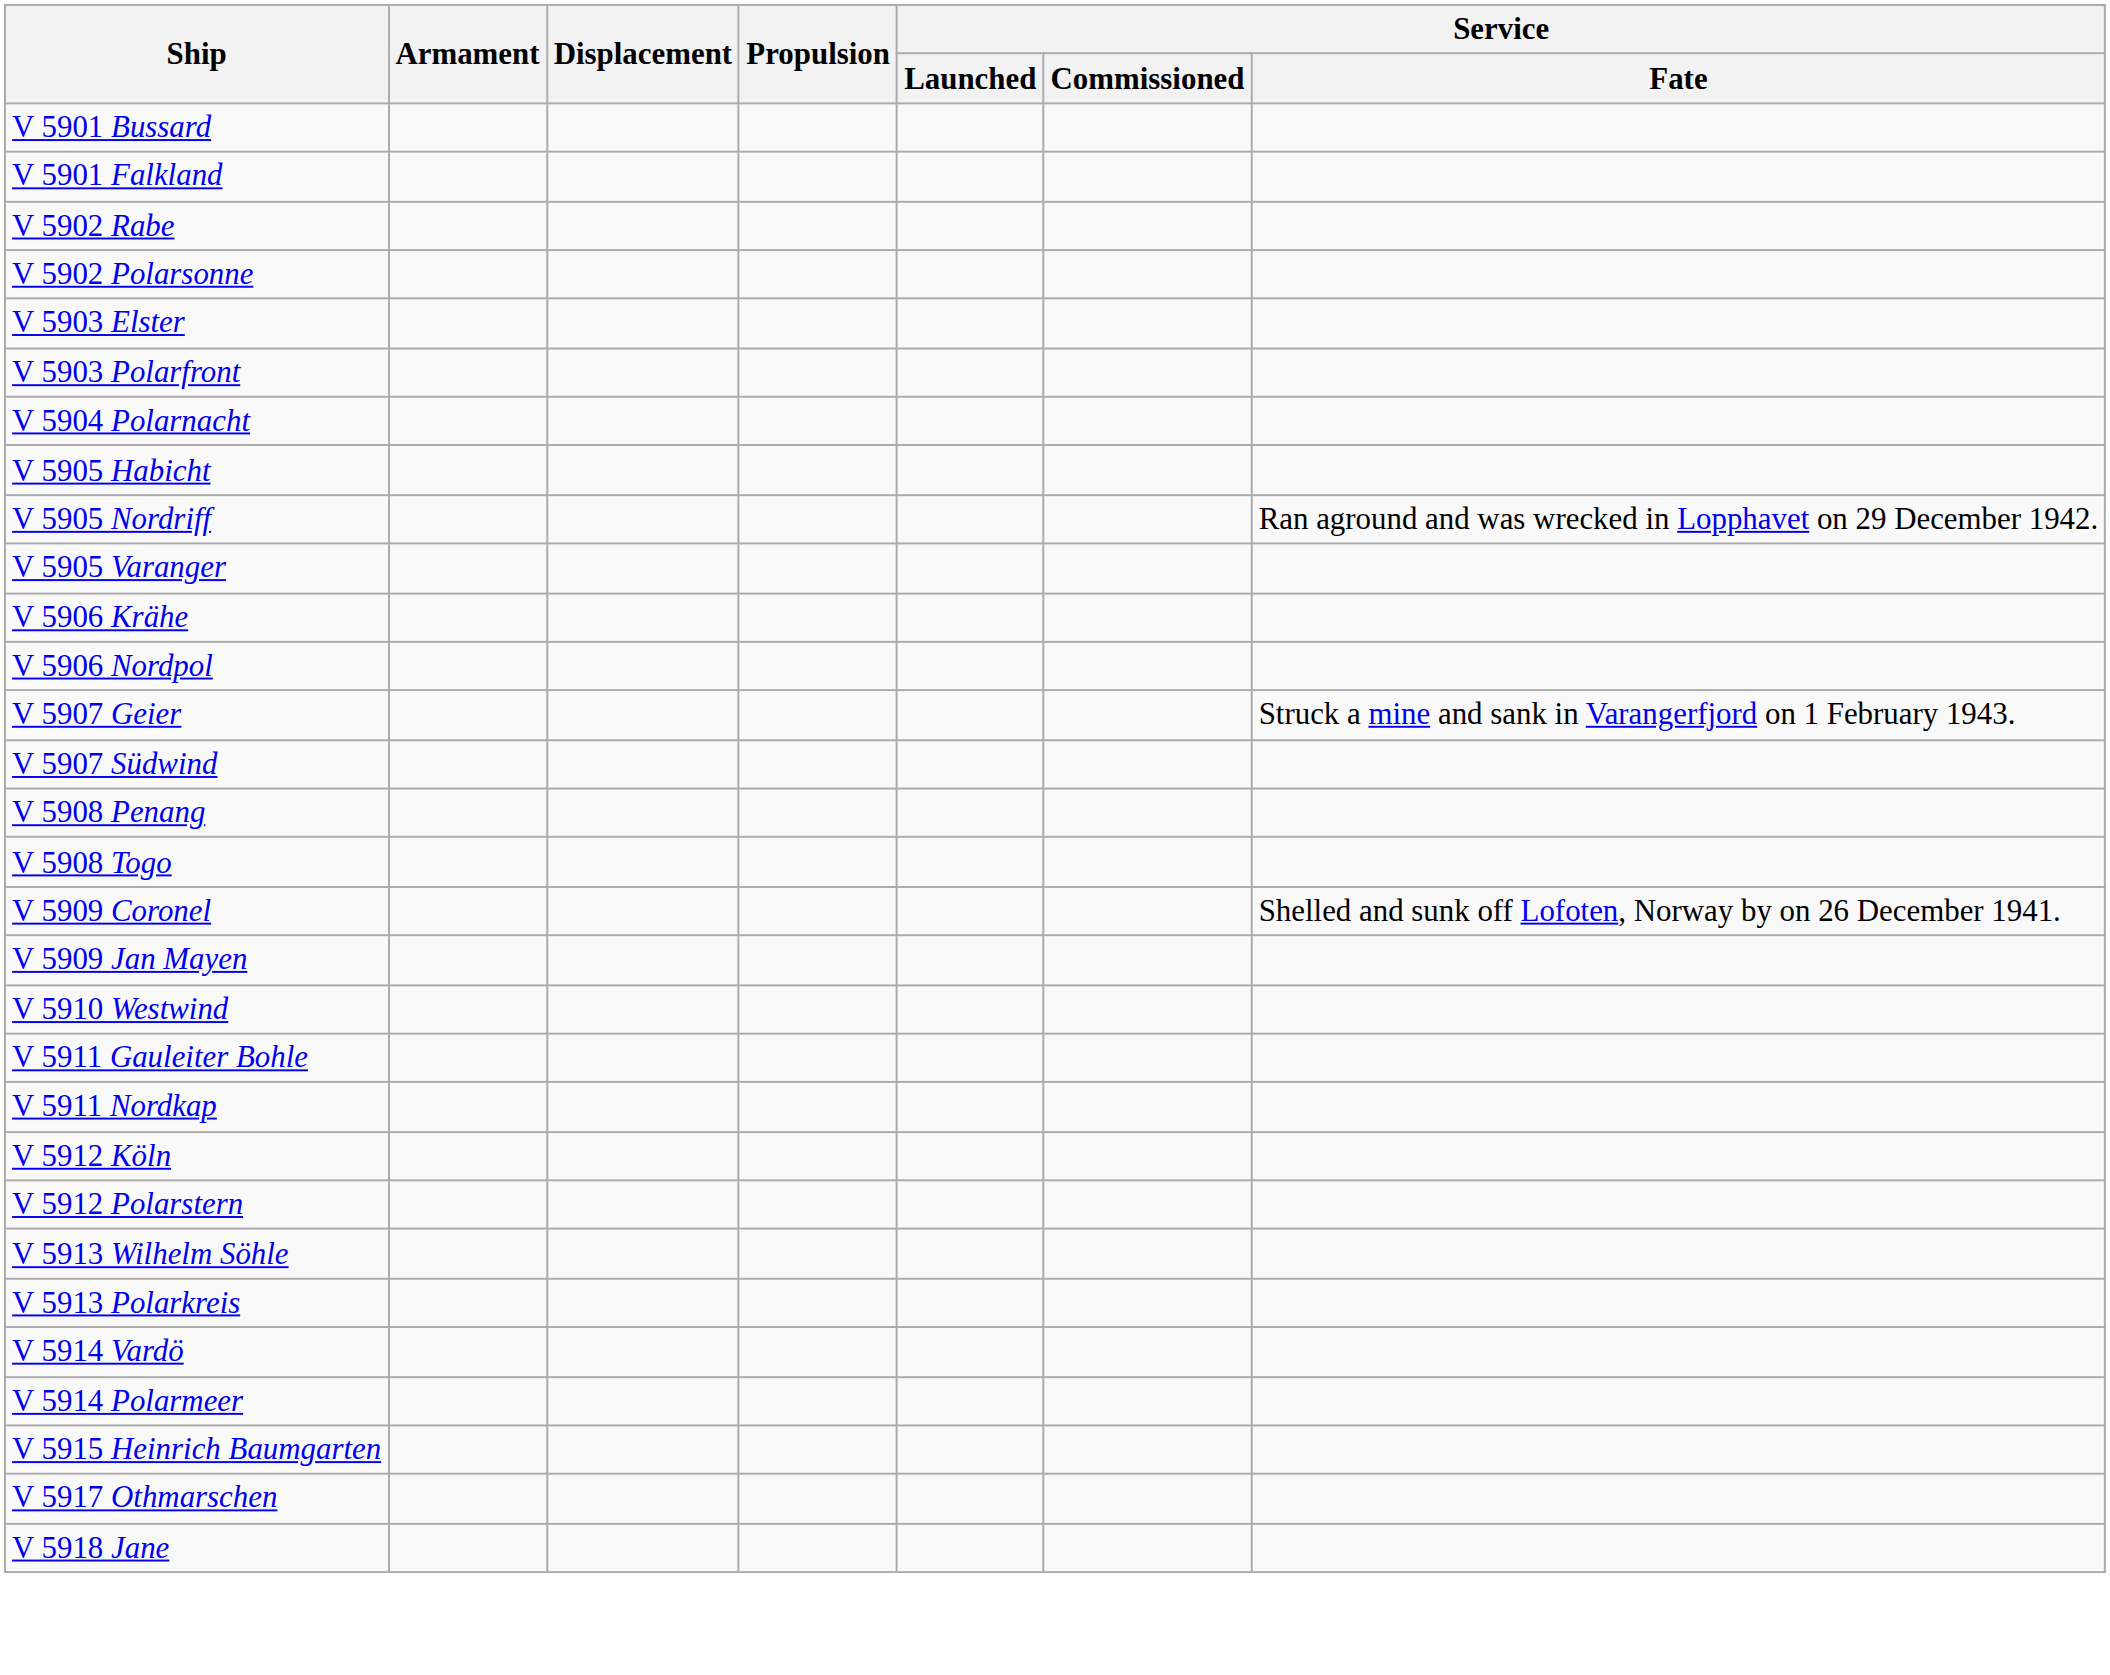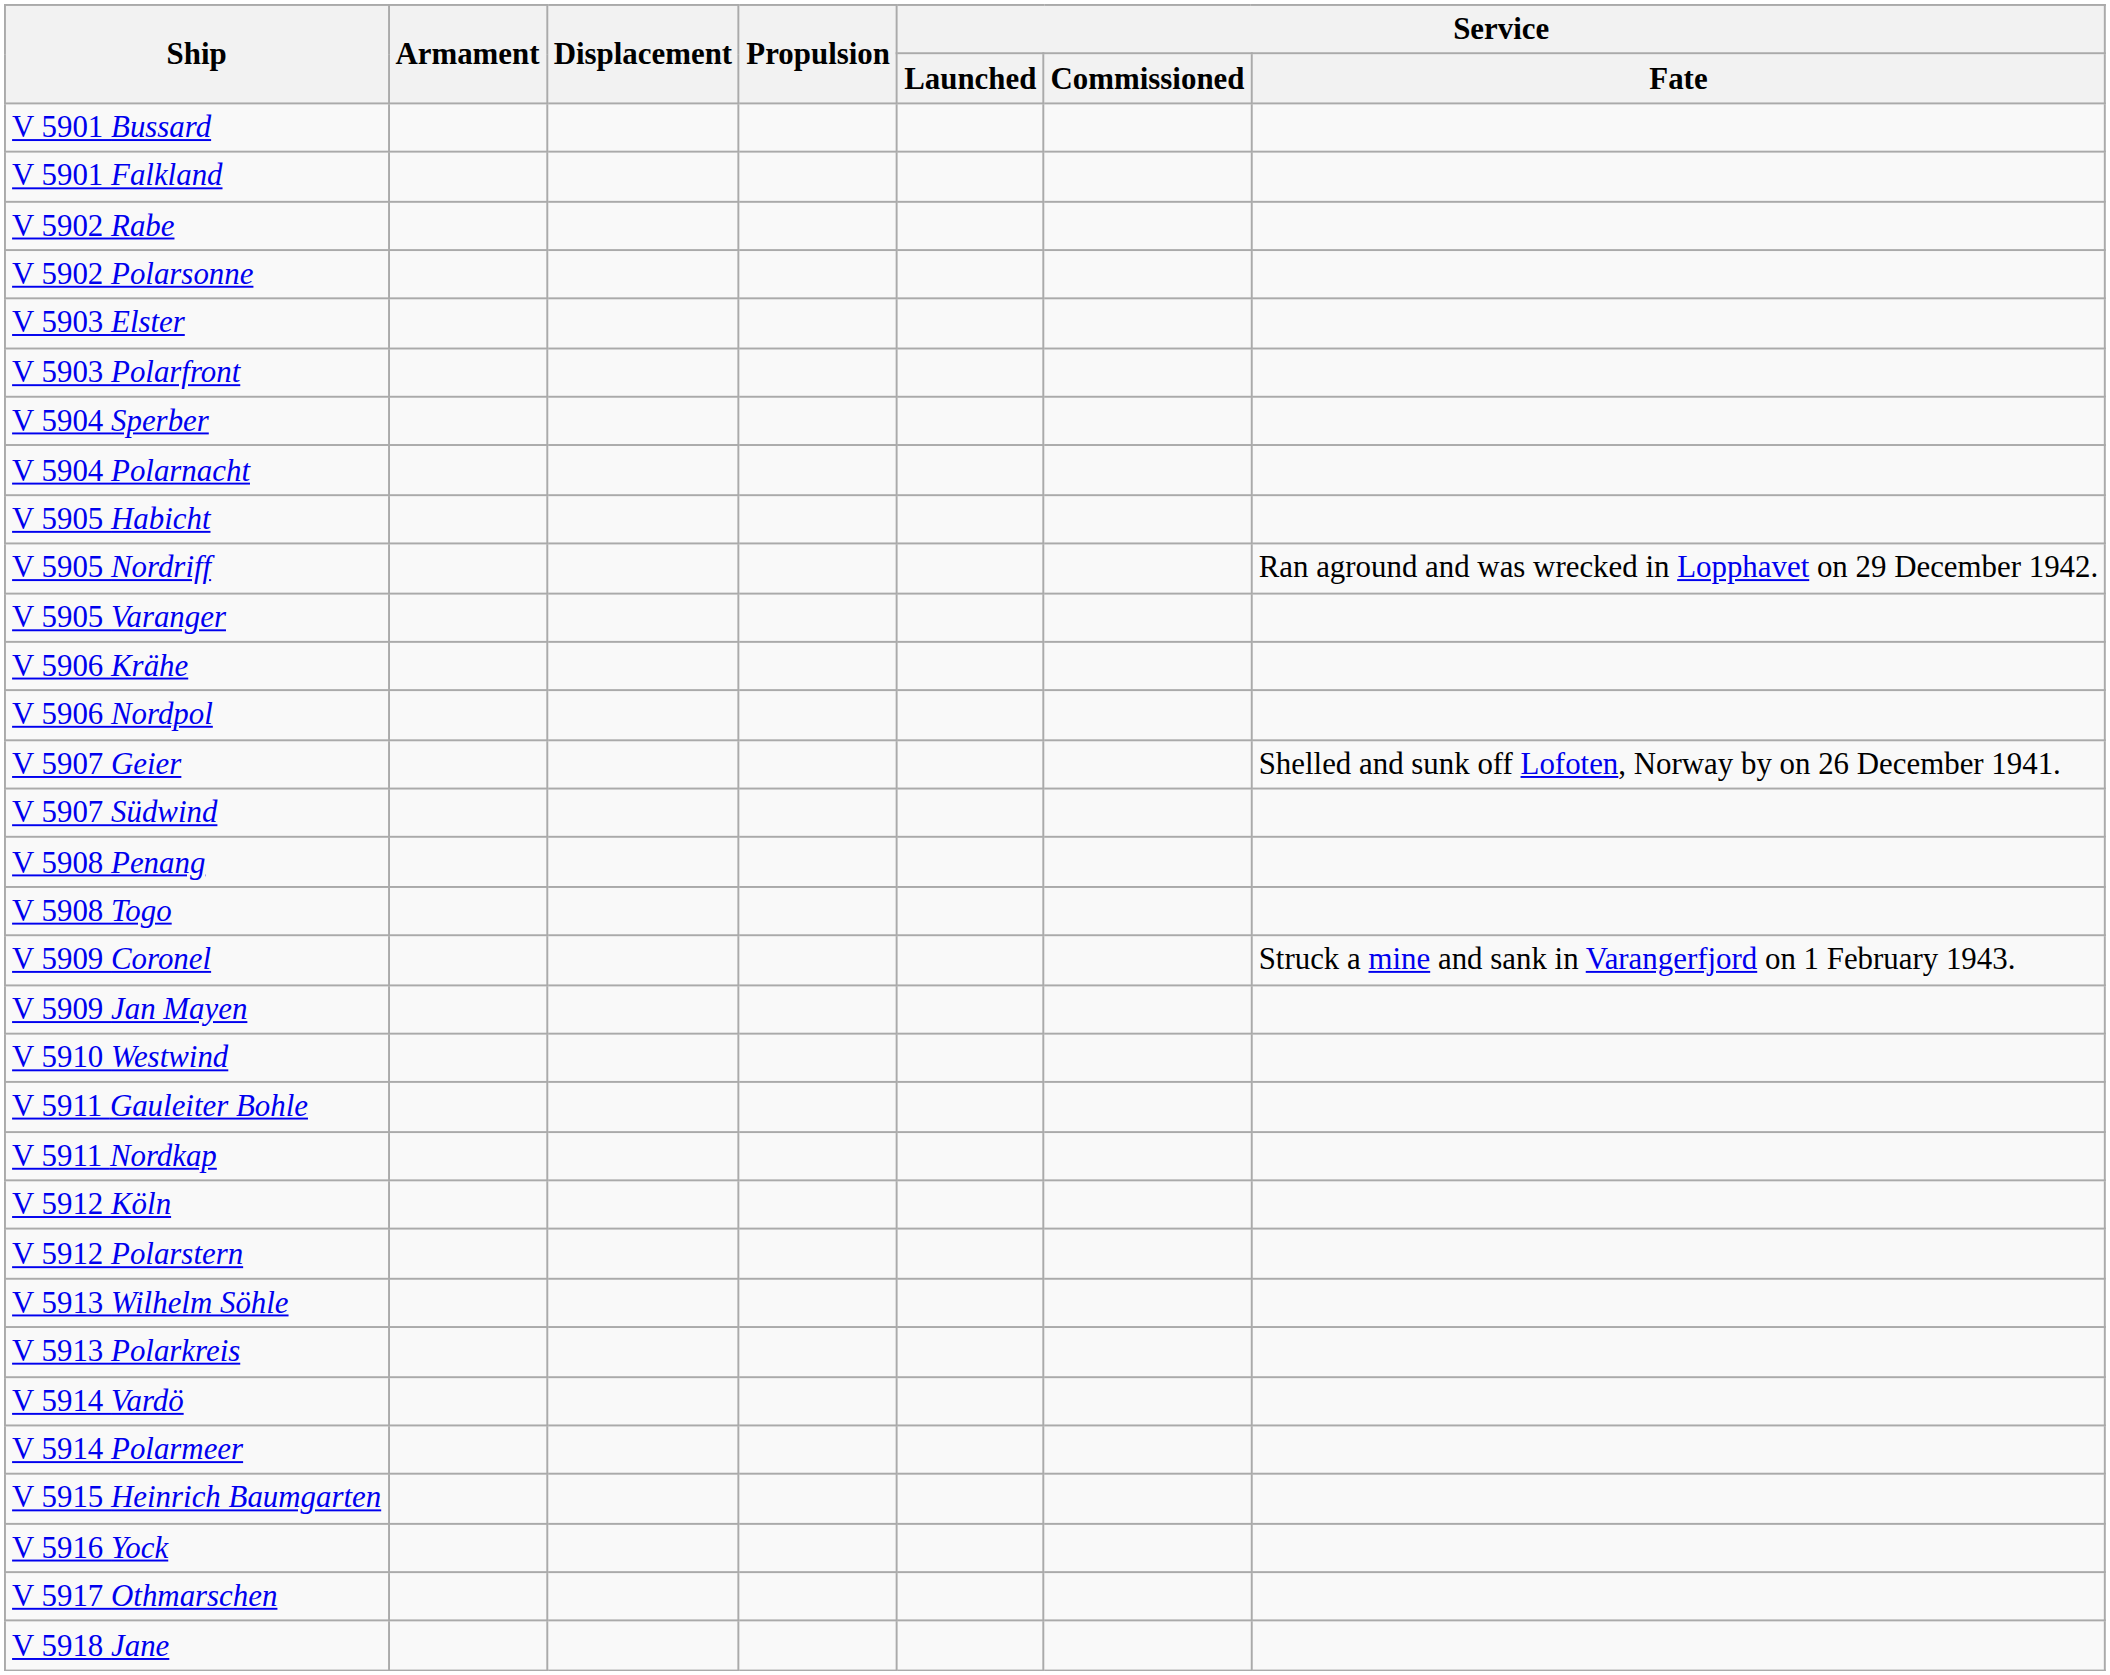+ row: (110, 420)
(1637, 714) Struck a mine and sank in Varangerfjord on 1 February 1943. -> (1660, 763) Shelled and sunk off Lofoten, Norway by on 26 December 1941.
(1660, 910) Shelled and sunk off Lofoten, Norway by on 26 December 1941. -> (1637, 959) Struck a mine and sank in Varangerfjord on 1 February 1943.
+ row: (90, 1547)
